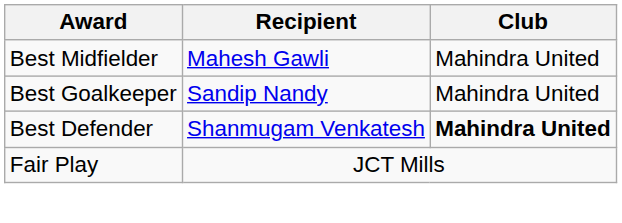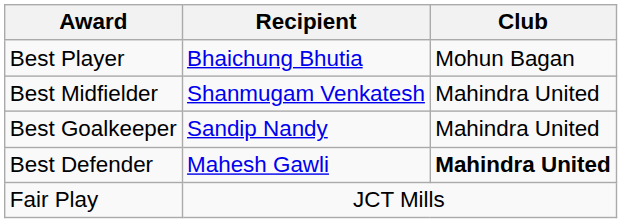+ row: (67, 57)
(258, 57) Mahesh Gawli -> (306, 93) Shanmugam Venkatesh
(306, 128) Shanmugam Venkatesh -> (258, 164) Mahesh Gawli
